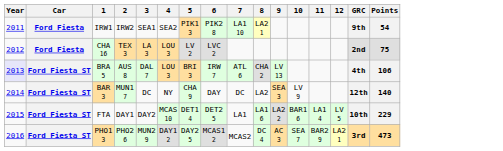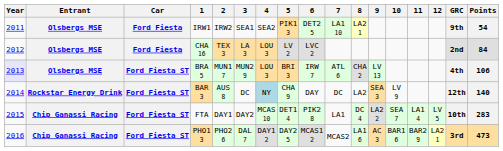+ column: (75, 10)
(214, 27) PIK2 8 -> (312, 27) DET2 5
(385, 49) 75 -> (483, 49) 84
(125, 70) AUS 8 -> (223, 70) MUN1 7
(147, 70) DAL 7 -> (245, 70) MUN2 9
(125, 92) MUN1 7 -> (223, 92) AUS 8
(168, 92) no background -> (267, 92) lightblue background
(214, 113) DET2 5 -> (312, 113) PIK2 8
(262, 113) LA1 6 -> (360, 113) DC 4
(298, 113) BAR1 6 -> (396, 113) SEA 7
(385, 114) 229 -> (483, 114) 283
(147, 135) MUN2 9 -> (245, 135) DAL 7
(262, 135) DC 4 -> (360, 135) LA1 6
(298, 135) SEA 7 -> (396, 135) BAR1 6
